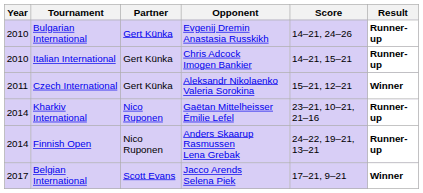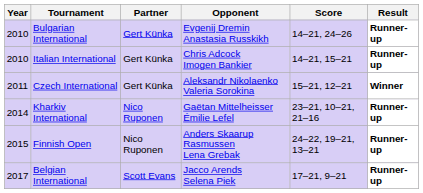(18, 144) 2014 -> (18, 144) 2015
(386, 176) Winner -> (389, 176) Runner-up
